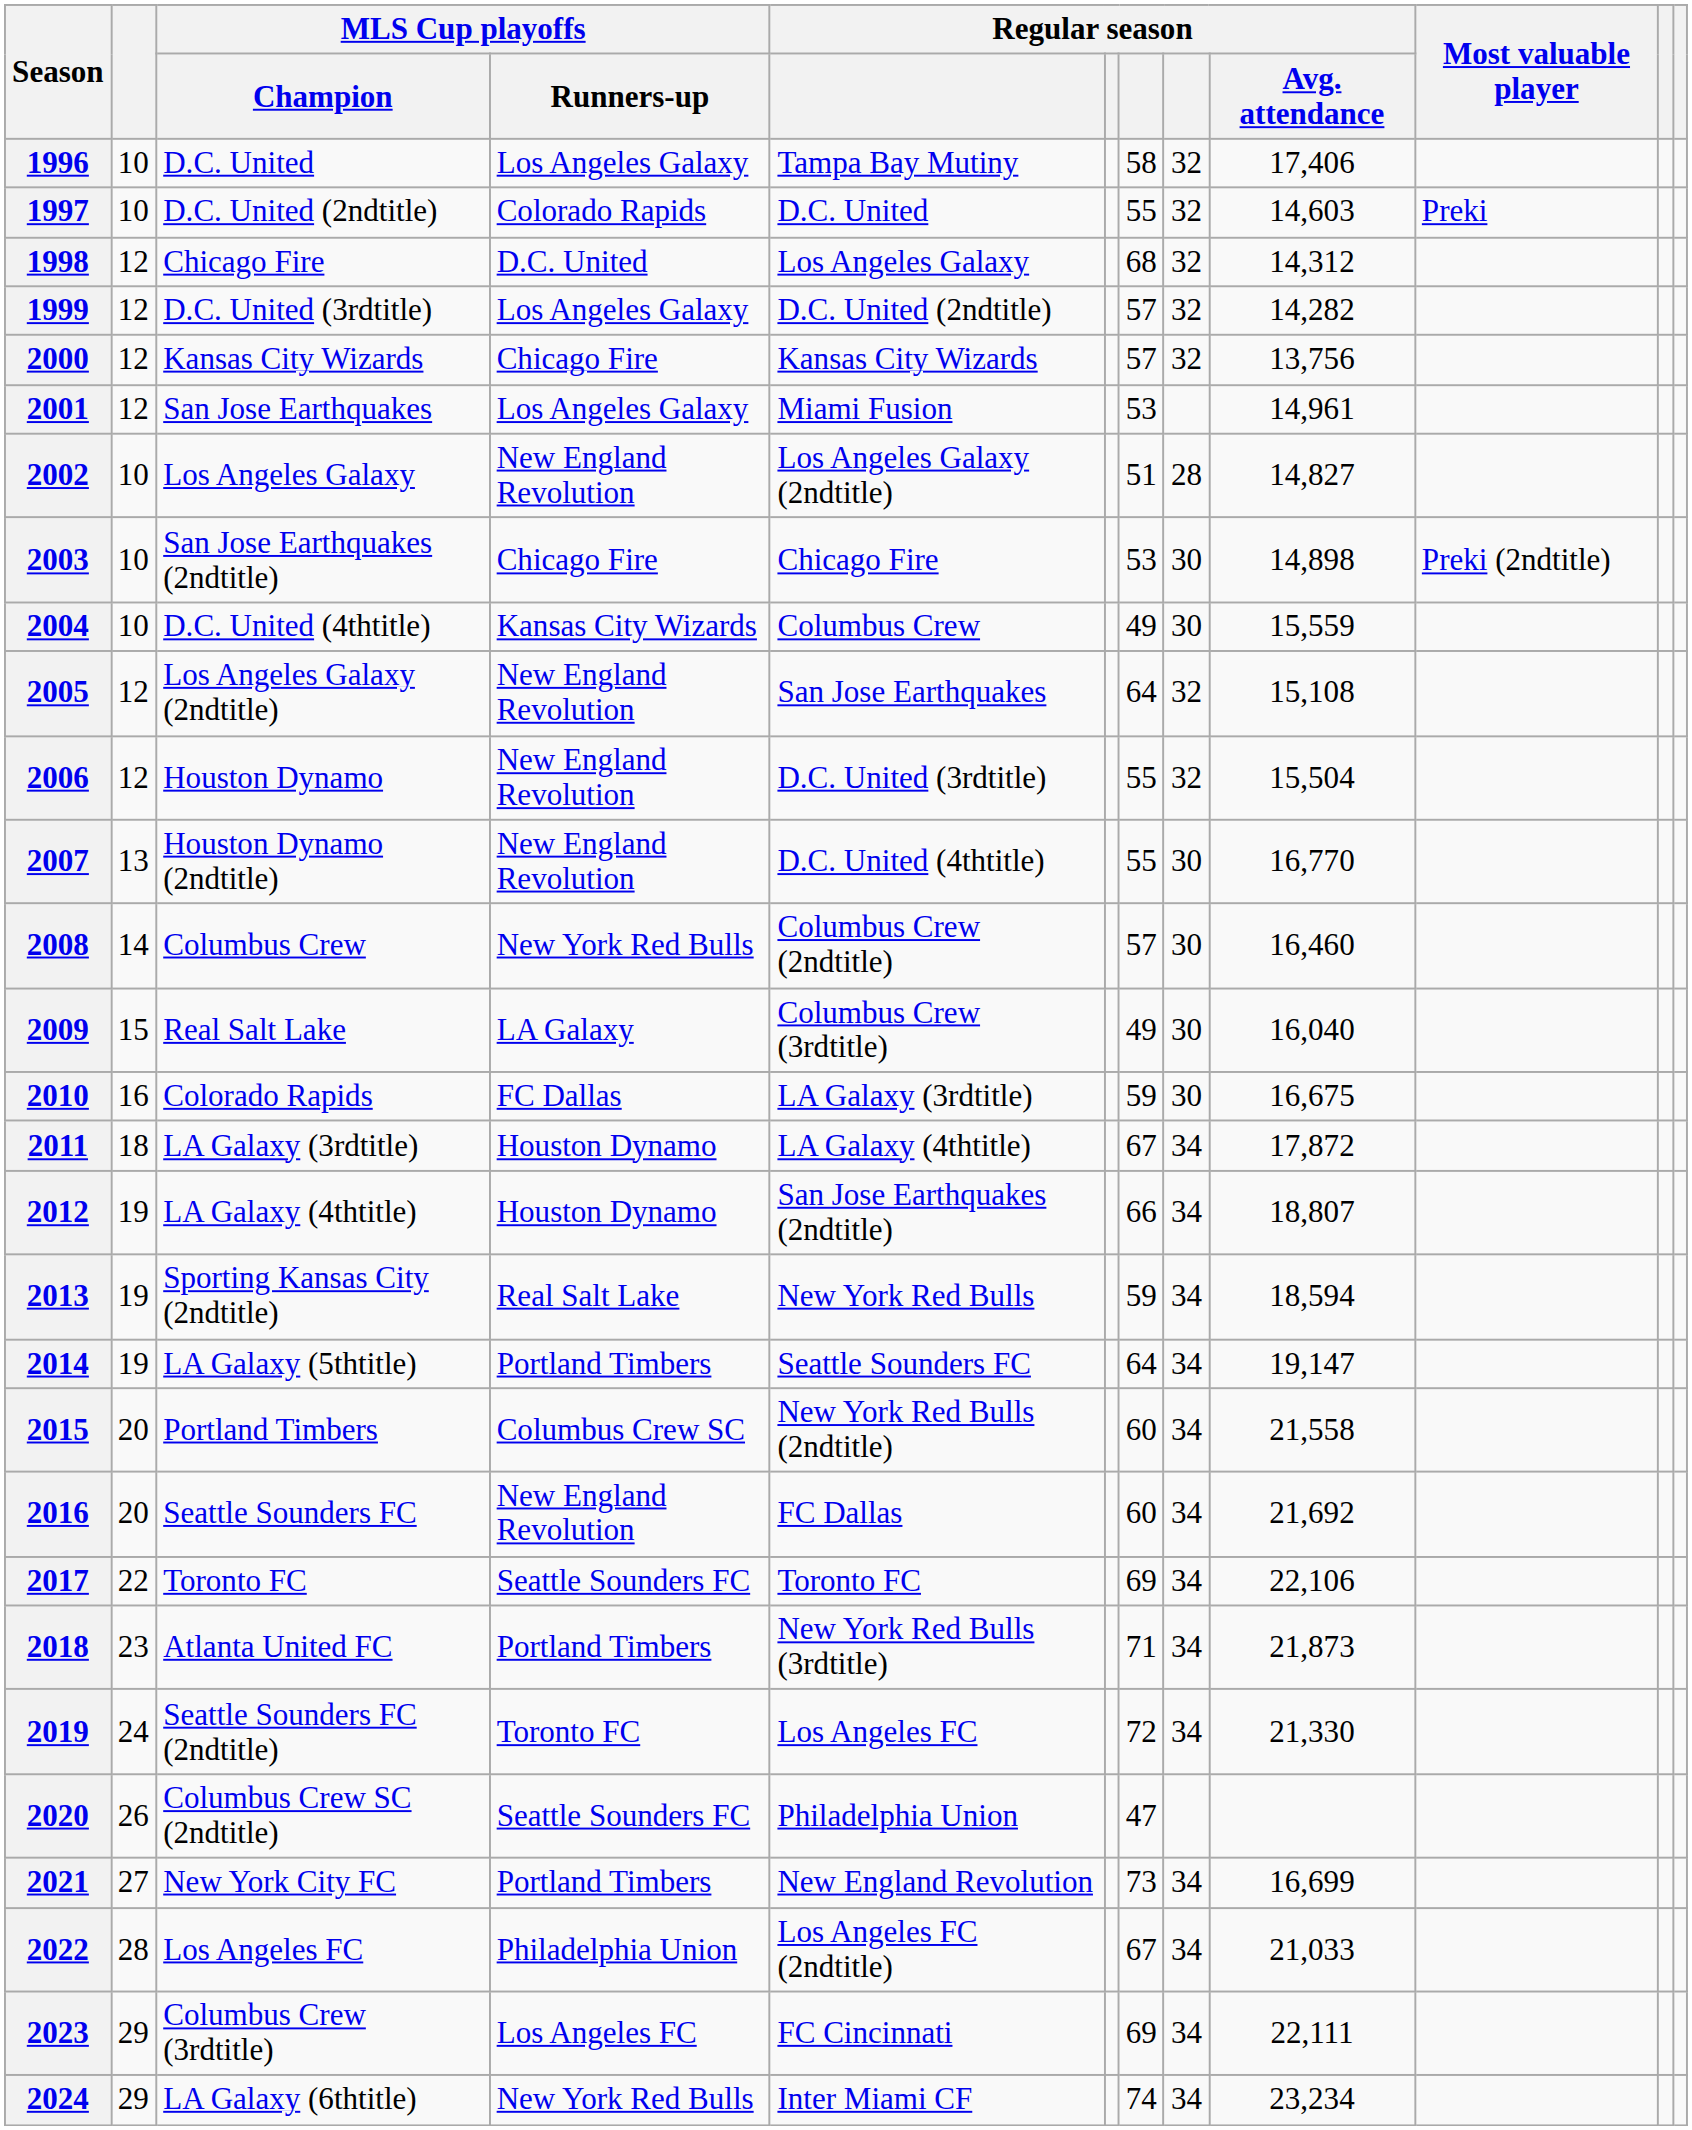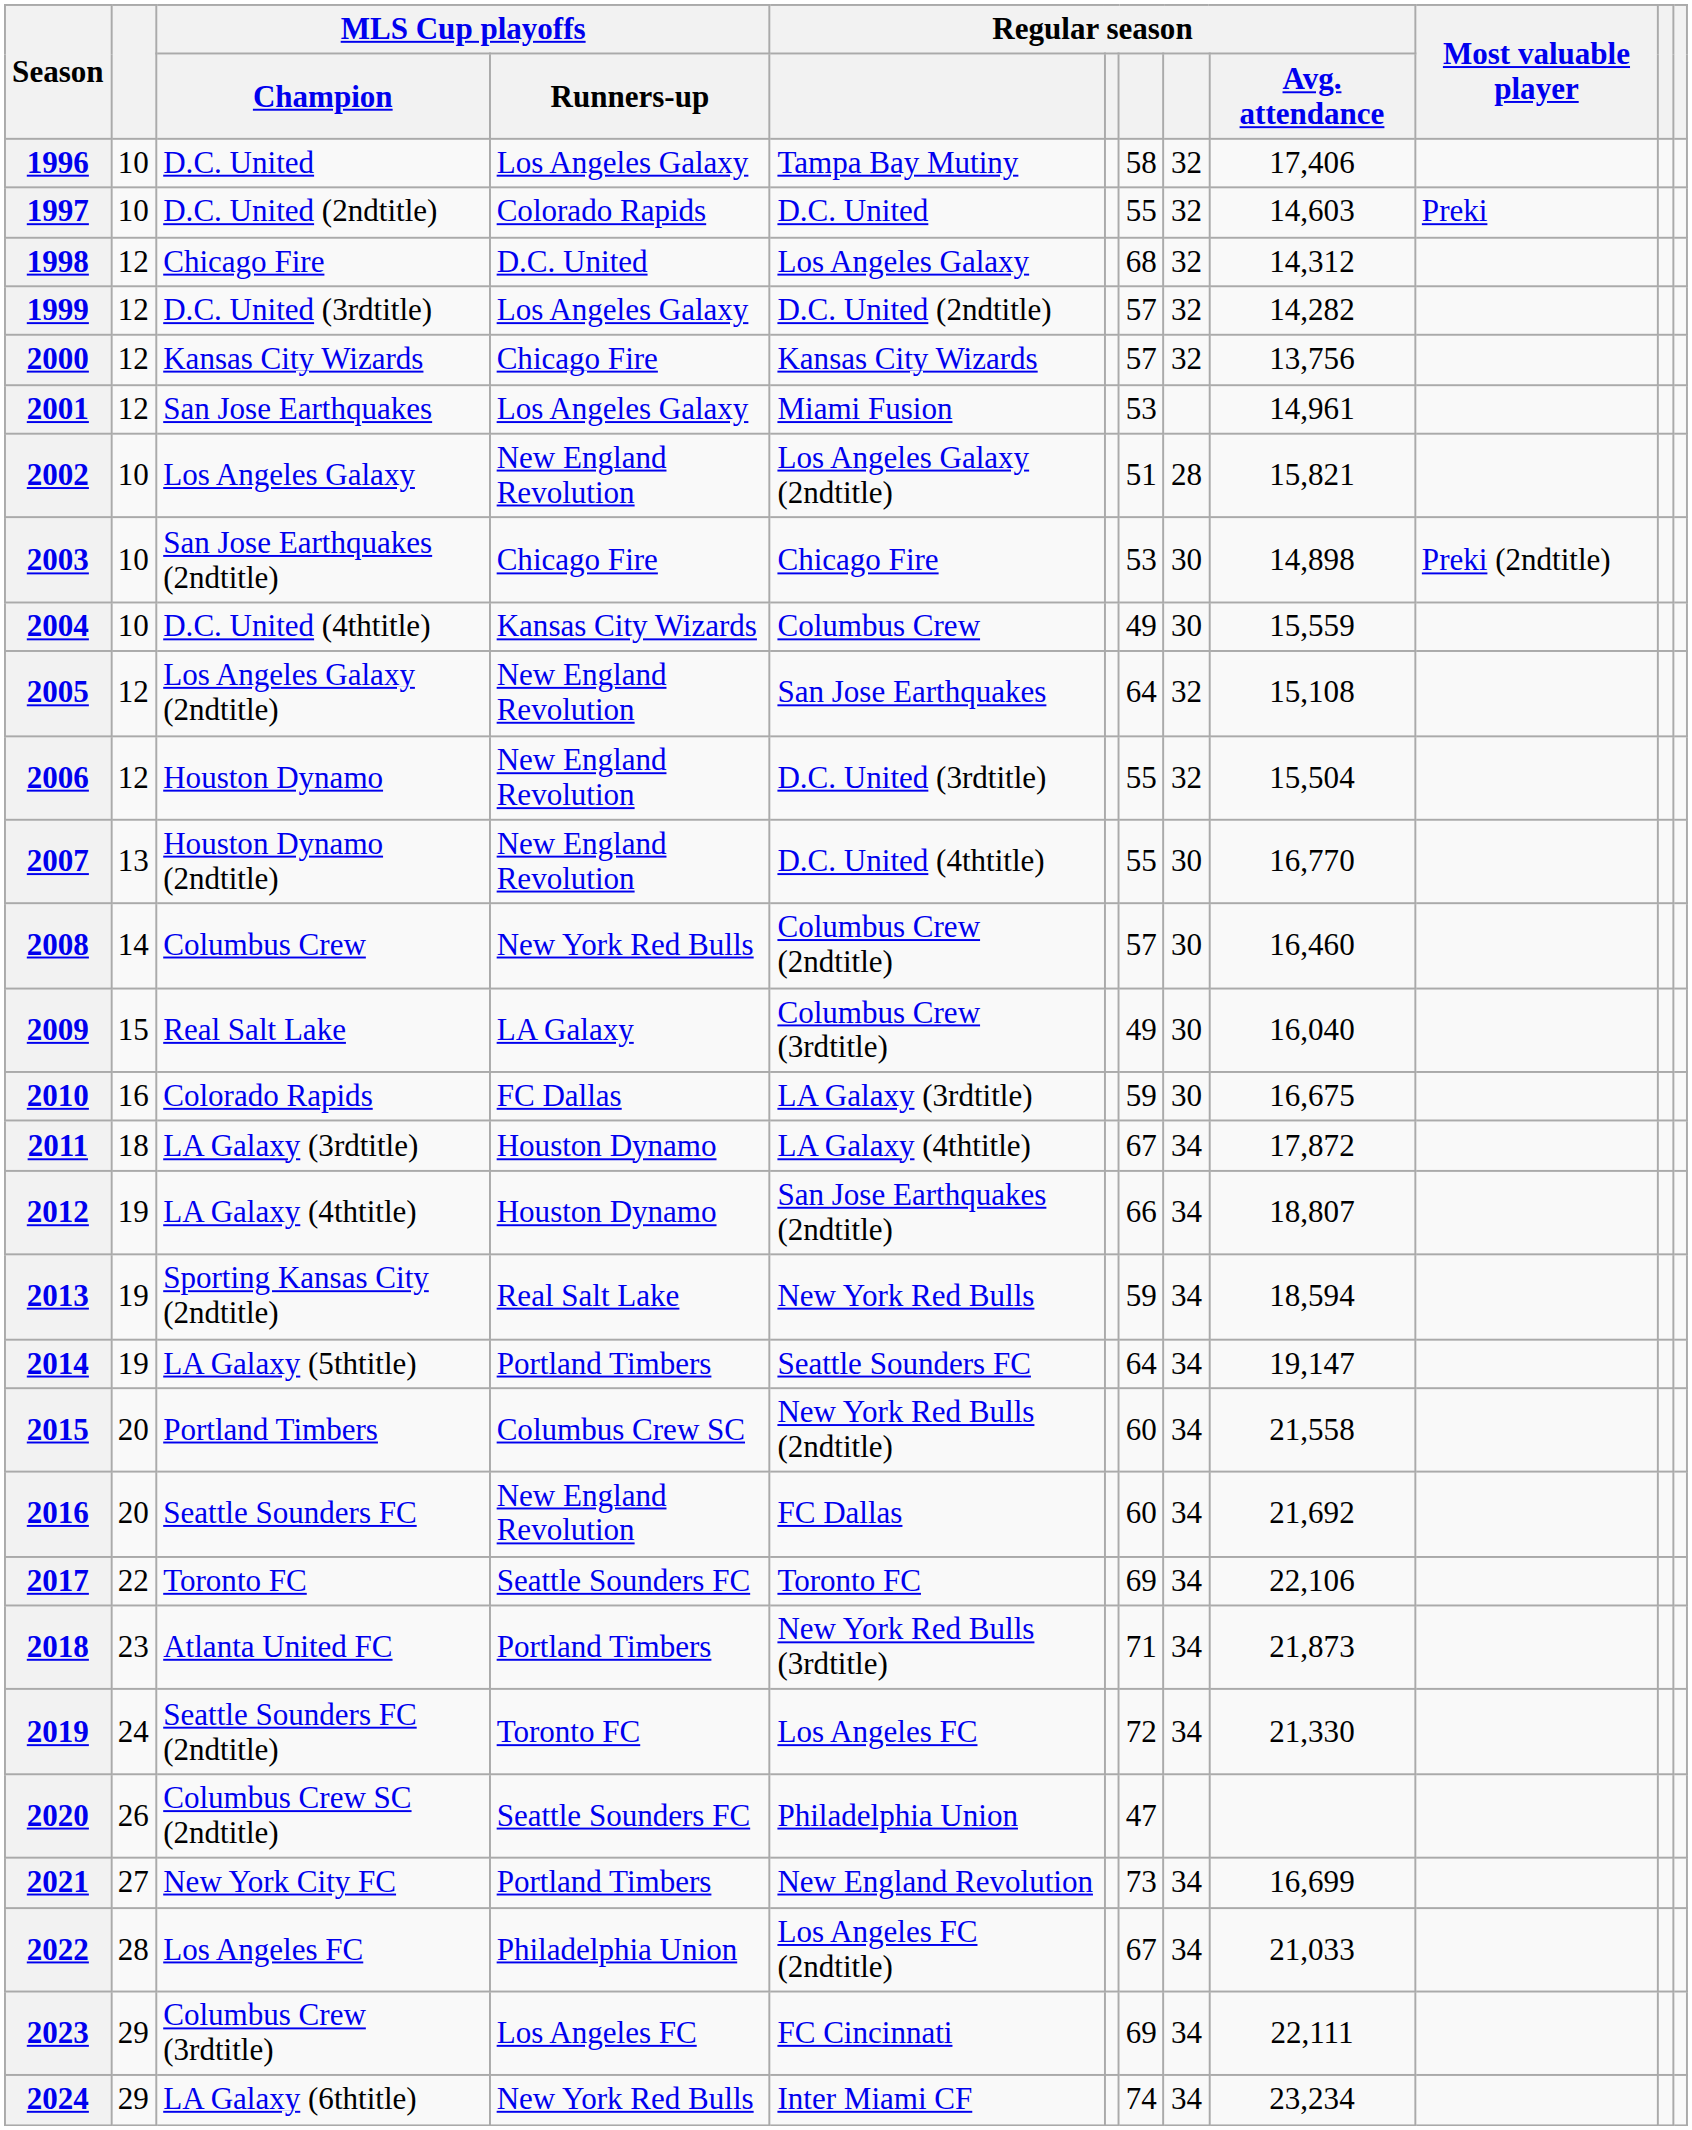(1312, 475) 14,827 -> (1312, 475) 15,821
